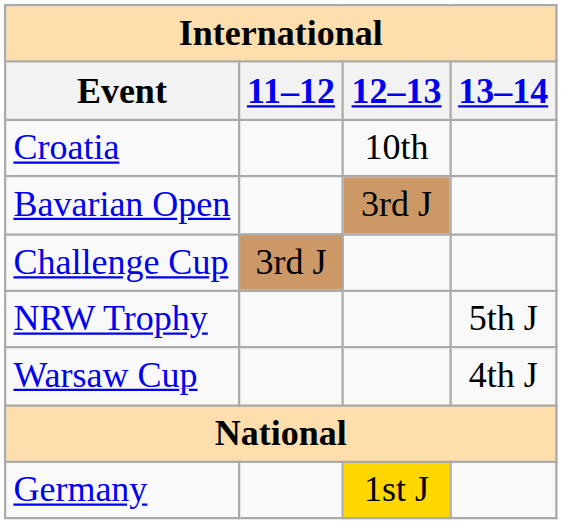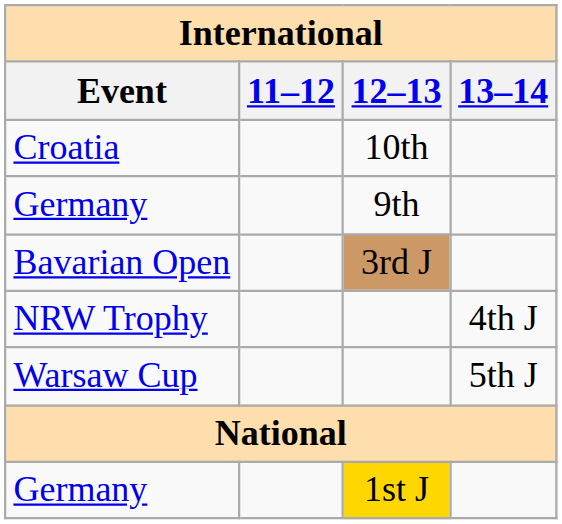+ row: (80, 204)
- row: (121, 261)
(503, 318) 5th J -> (503, 318) 4th J
(503, 375) 4th J -> (503, 375) 5th J
